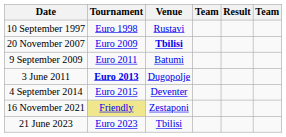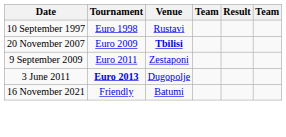(169, 60) Batumi -> (169, 60) Zestaponi
- row: (46, 92)
(116, 108) khaki background -> (116, 92) no background
(169, 108) Zestaponi -> (169, 92) Batumi
- row: (46, 124)
